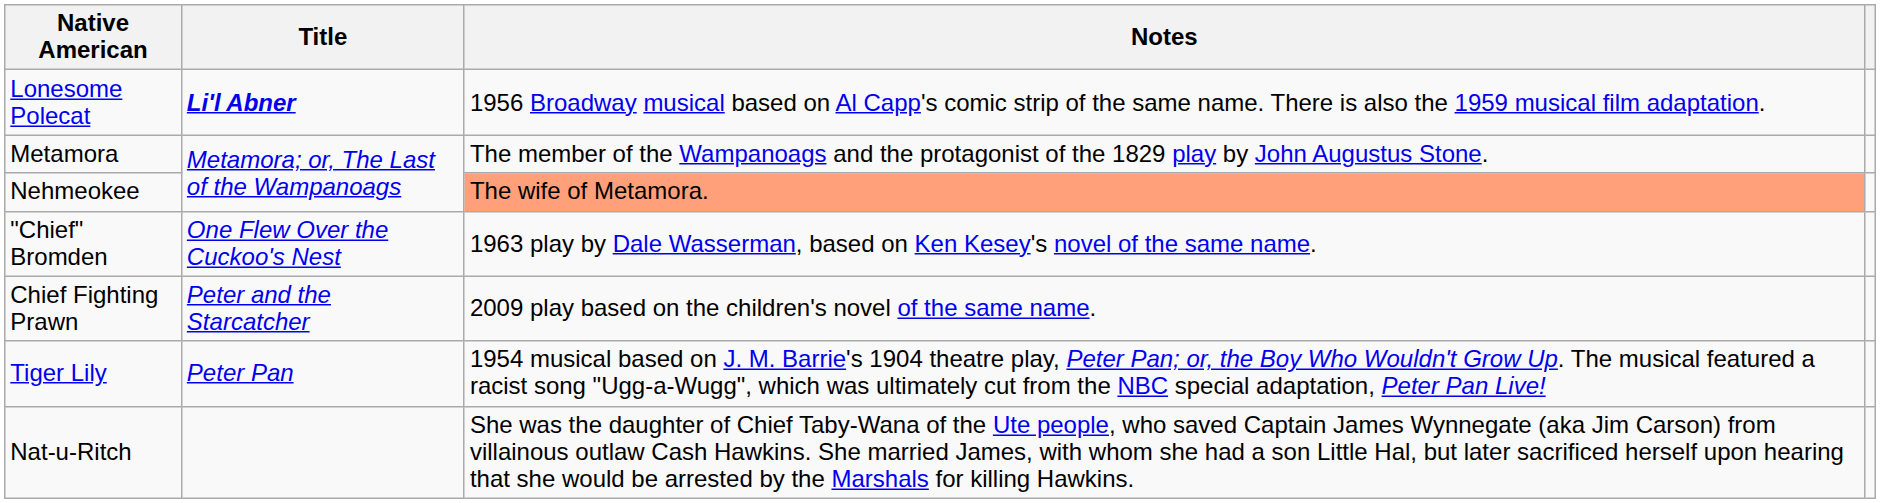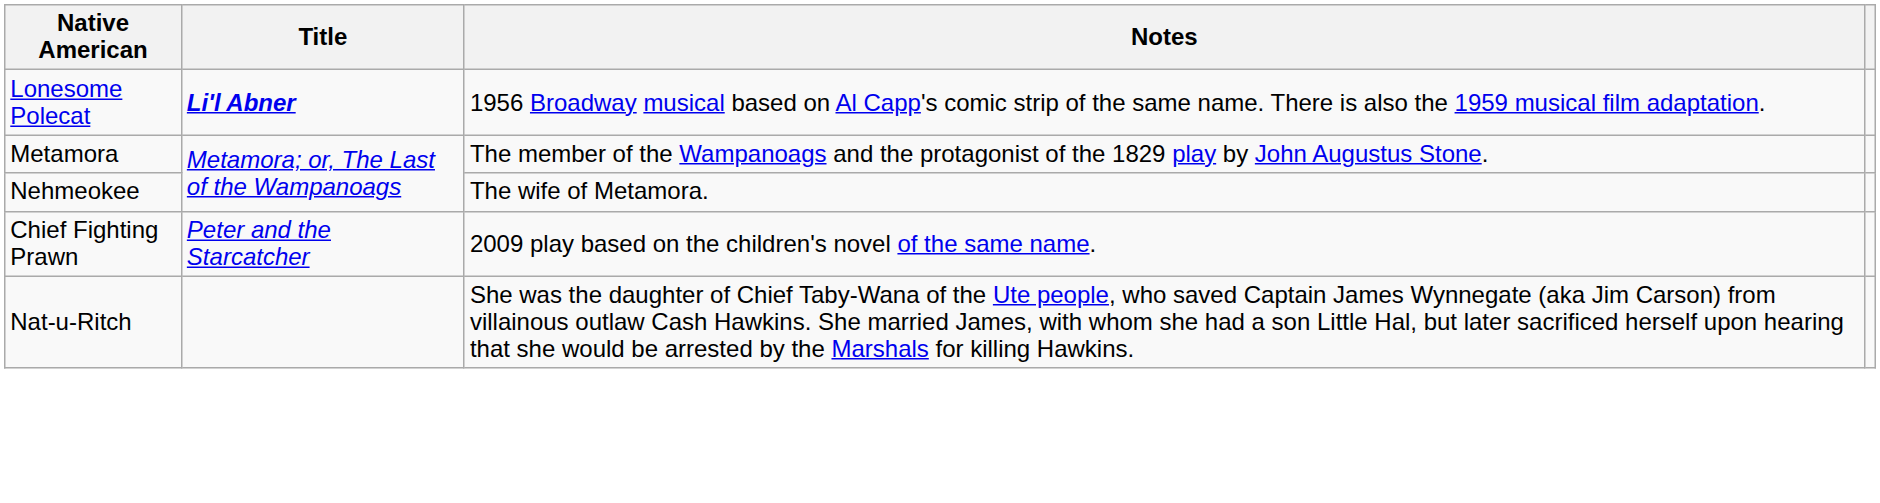(589, 191) lightsalmon background -> (589, 191) no background
- row: (59, 243)
- row: (59, 373)
